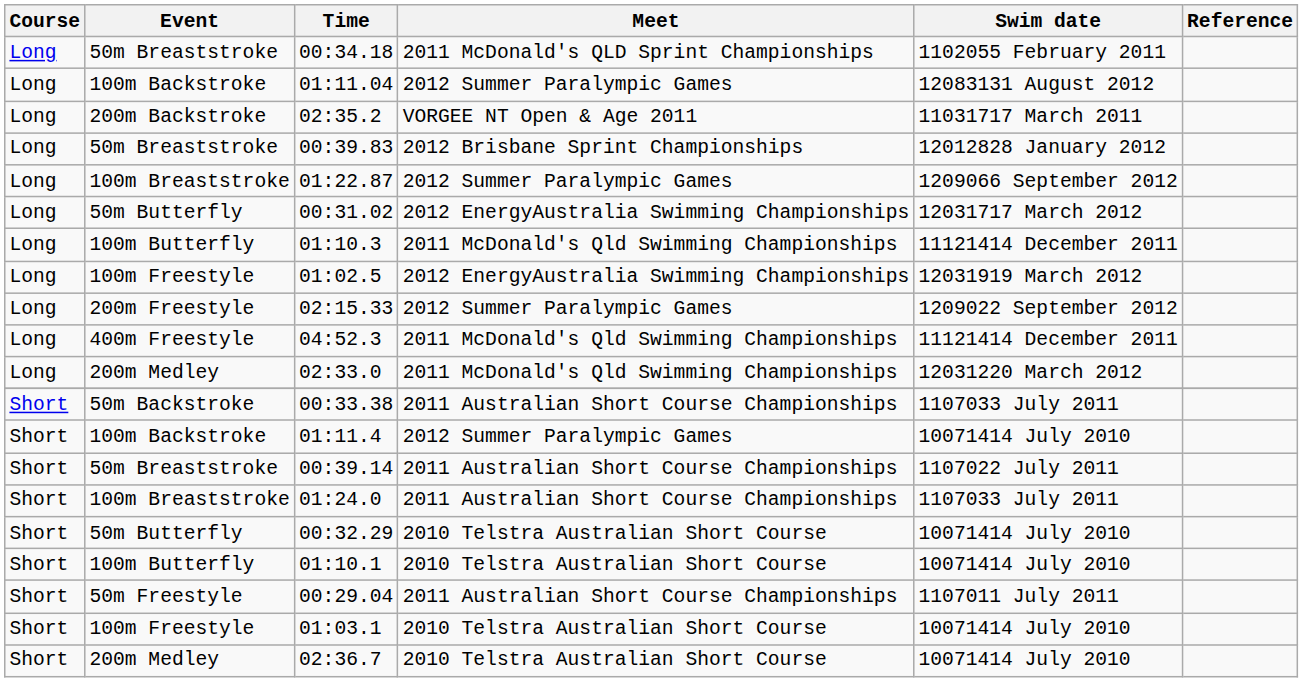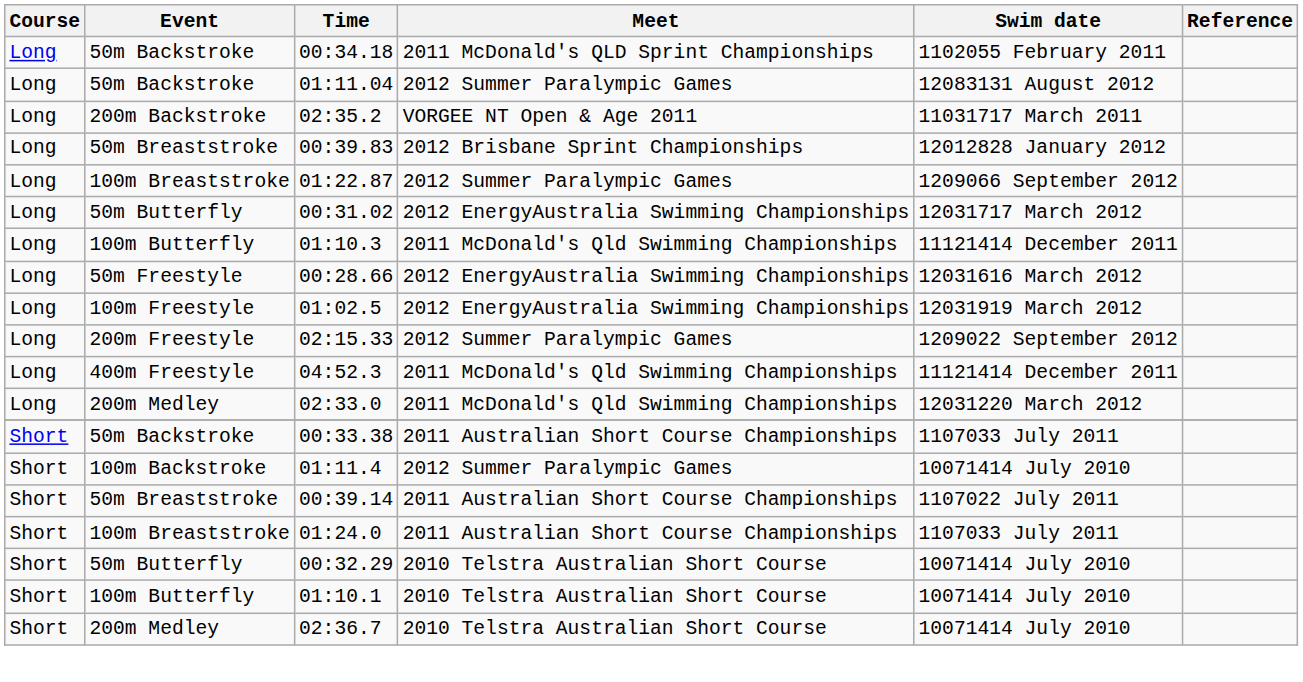(184, 53) 50m Breaststroke -> (172, 53) 50m Backstroke
(178, 85) 100m Backstroke -> (172, 85) 50m Backstroke
+ row: (346, 277)
- row: (346, 597)
- row: (340, 629)
